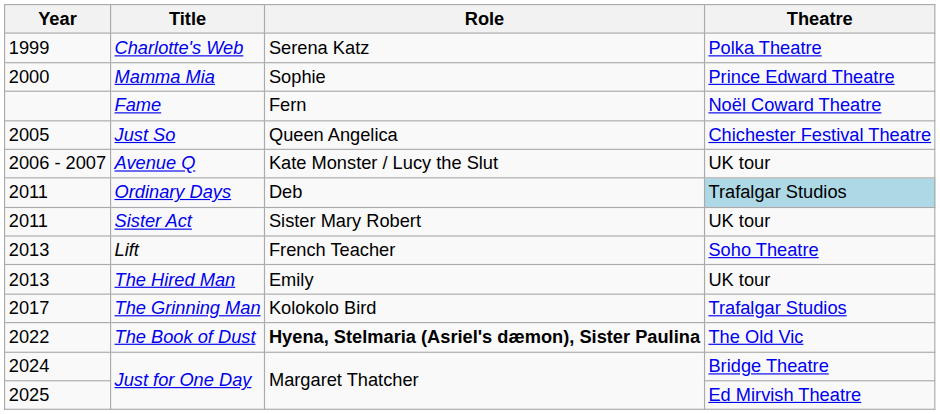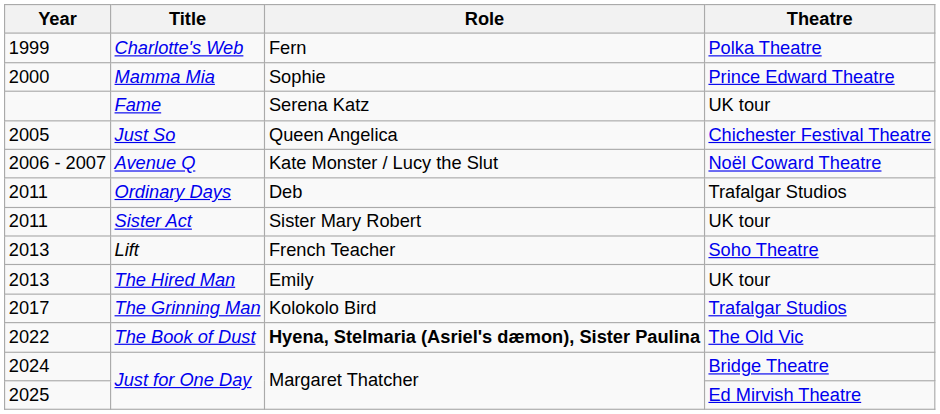(319, 47) Serena Katz -> (288, 47) Fern
(288, 105) Fern -> (319, 105) Serena Katz
(795, 105) Noël Coward Theatre -> (739, 105) UK tour
(739, 163) UK tour -> (795, 163) Noël Coward Theatre
(778, 192) lightblue background -> (778, 192) no background
